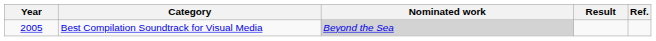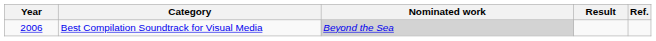(31, 28) 2005 -> (31, 28) 2006
